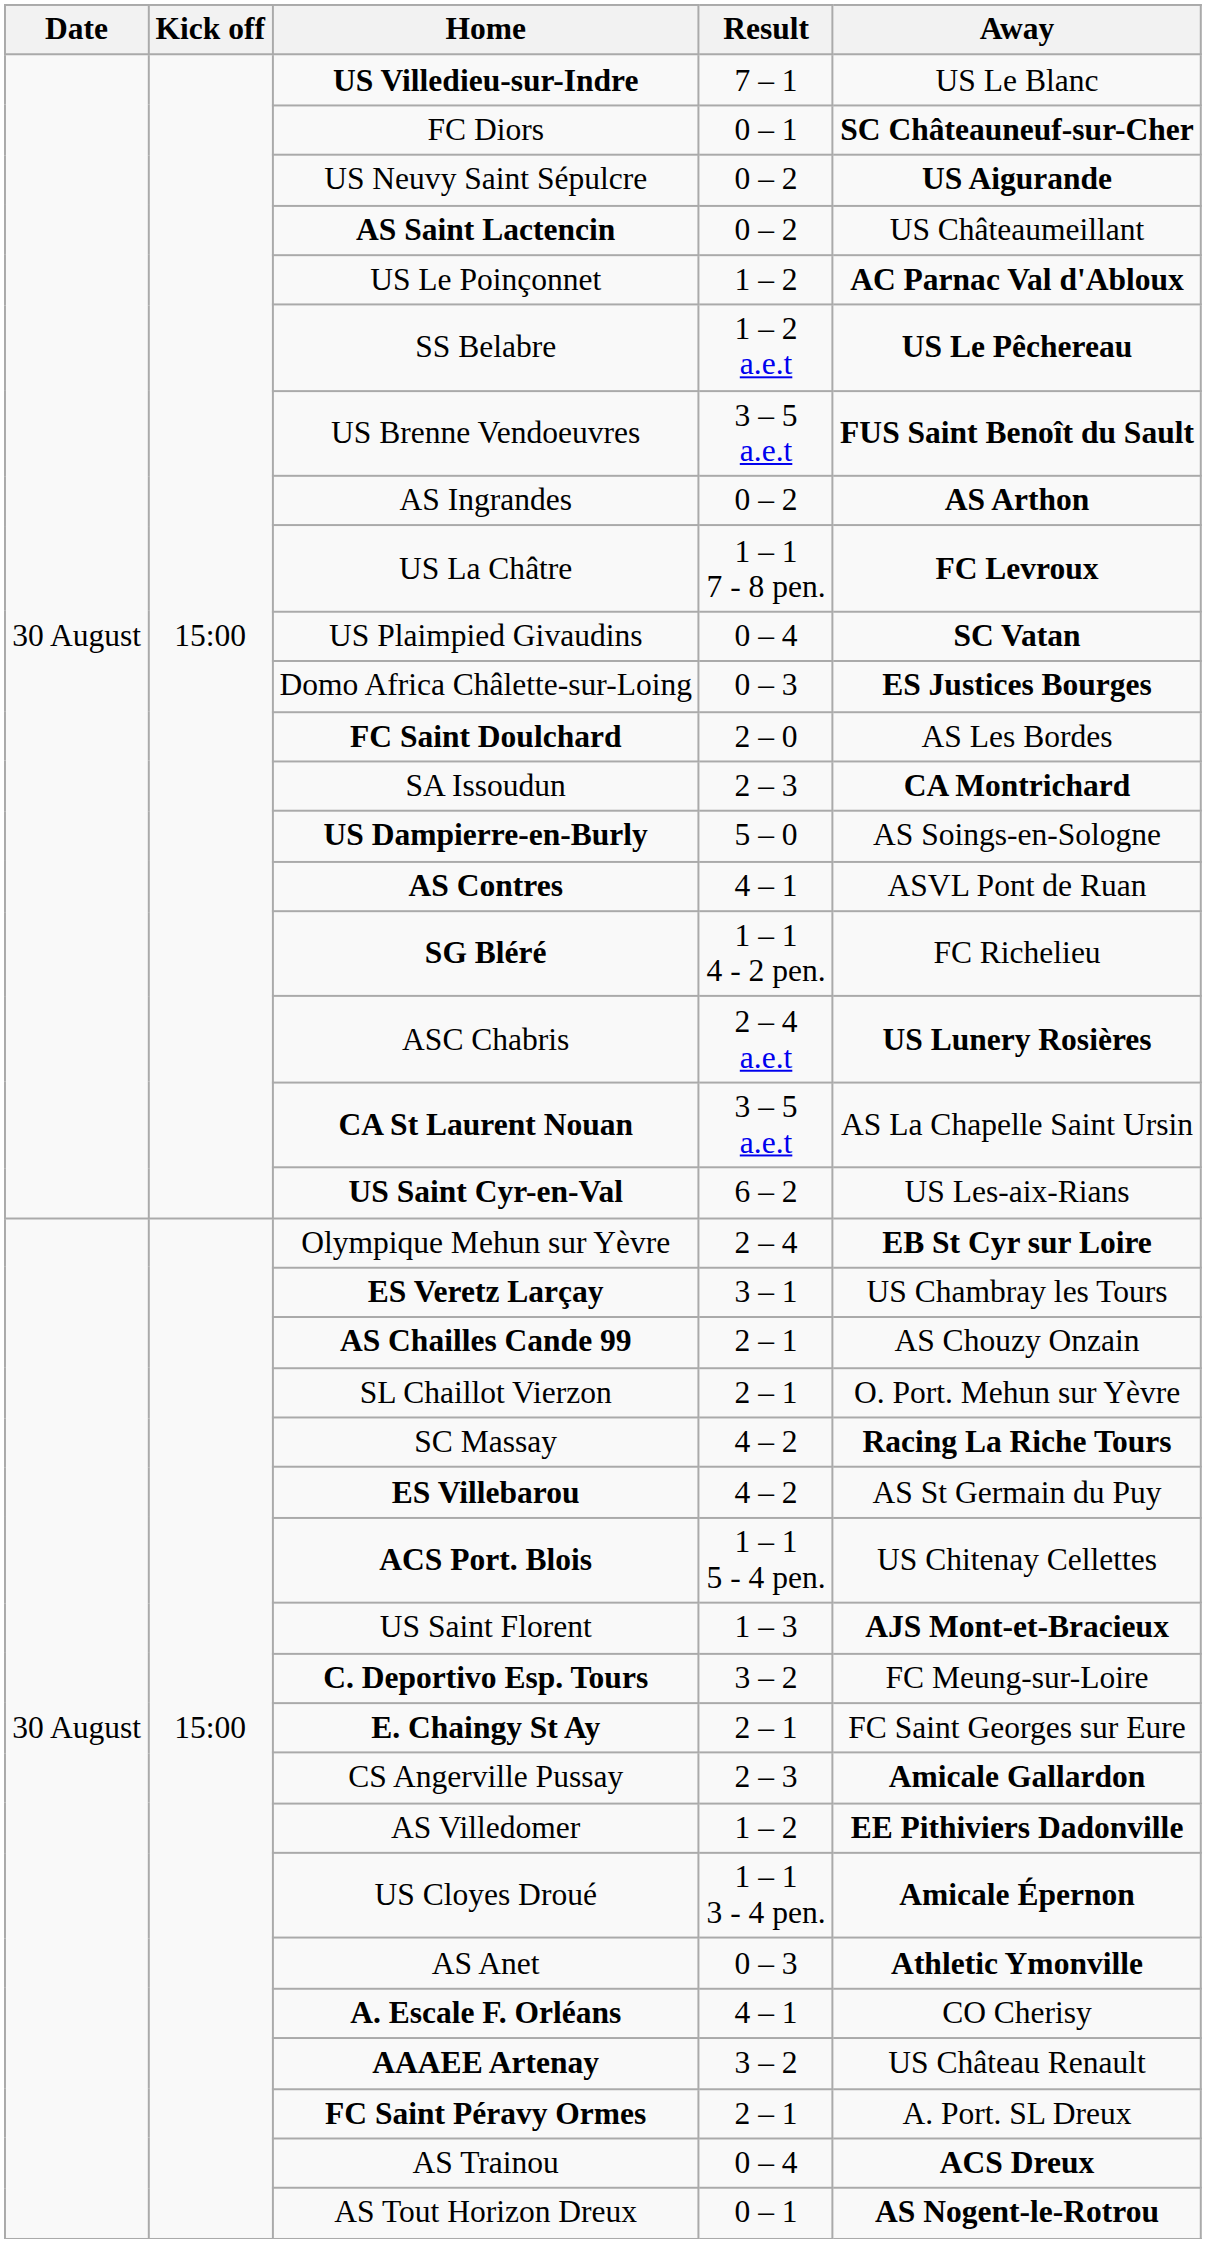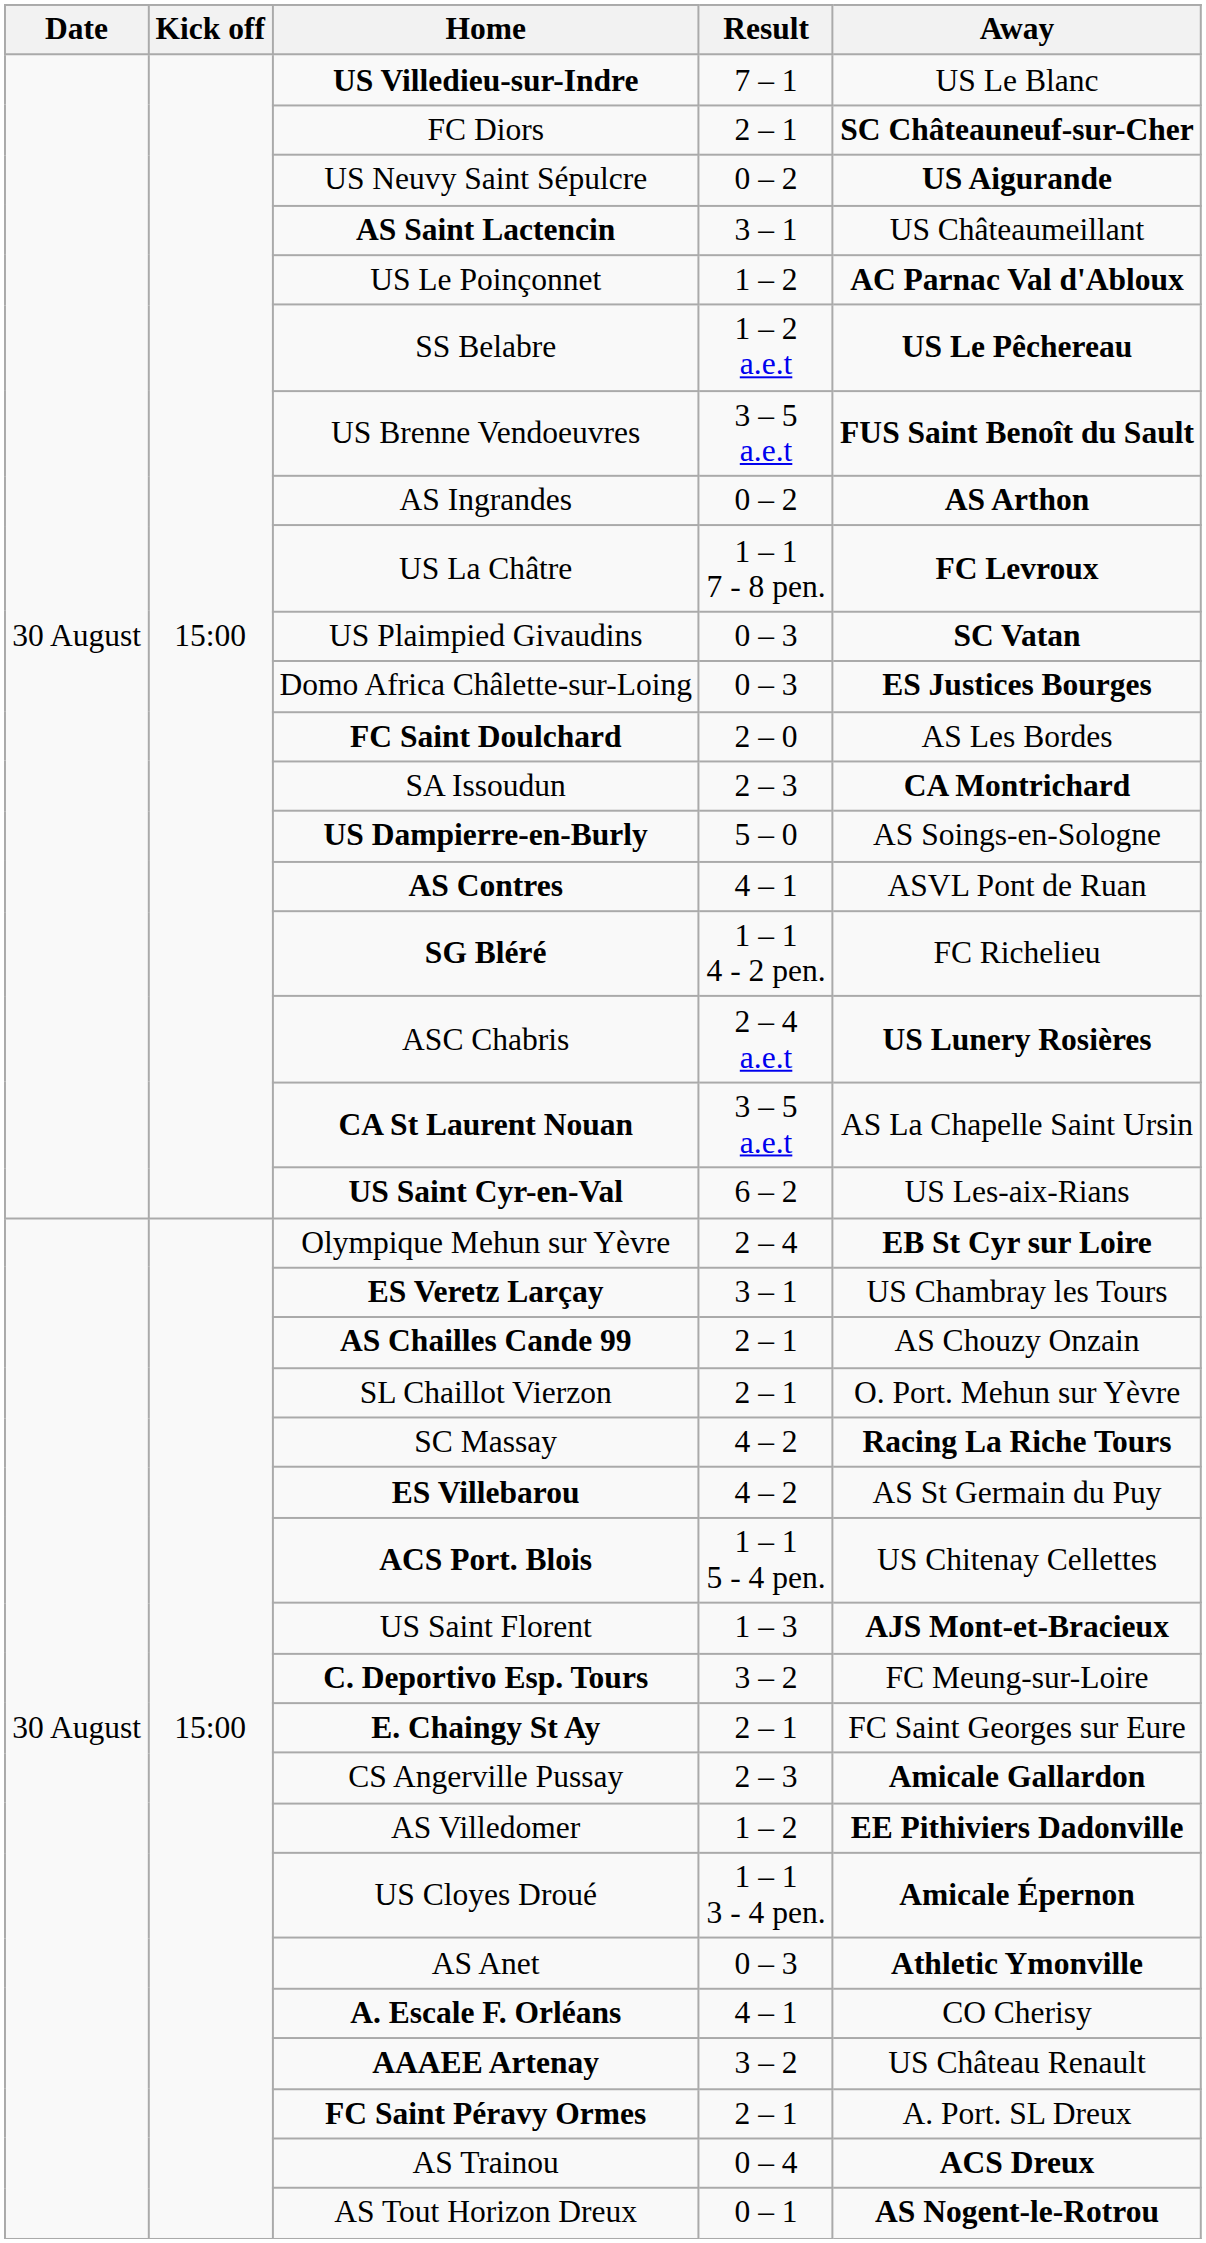(766, 129) 0 – 1 -> (766, 129) 2 – 1
(766, 229) 0 – 2 -> (766, 229) 3 – 1
(766, 635) 0 – 4 -> (766, 635) 0 – 3
